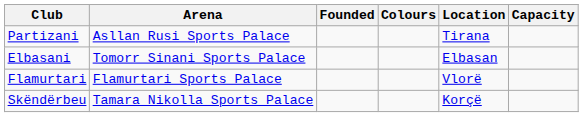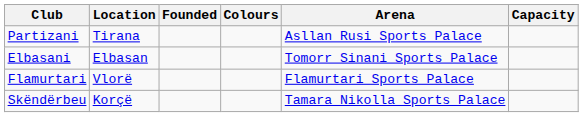columns swapped: (474, 15) <-> (203, 15)
